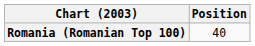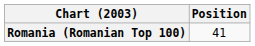(219, 32) 40 -> (219, 32) 41
